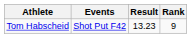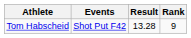(144, 26) 13.23 -> (144, 26) 13.28
